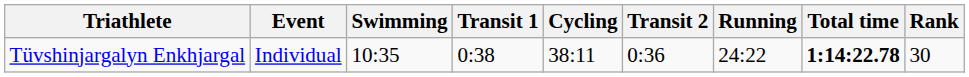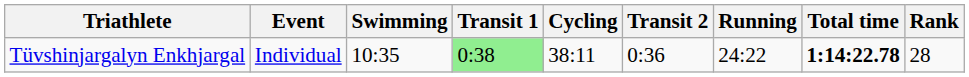(476, 54) no background -> (476, 54) lightgreen background
(920, 54) 30 -> (920, 54) 28
